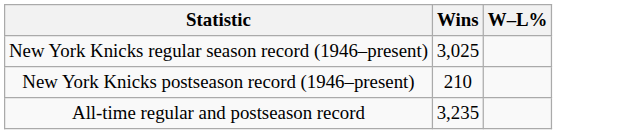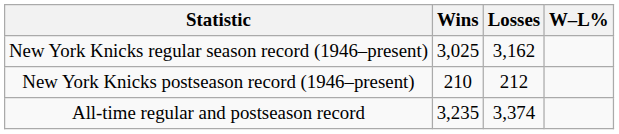+ column: (514, 20)
